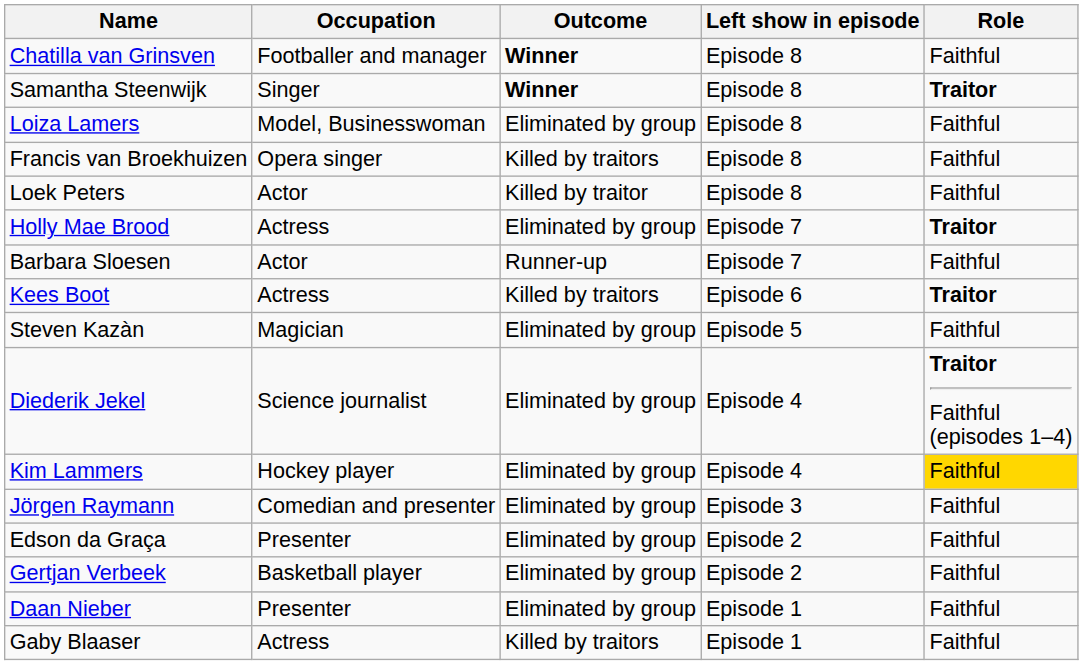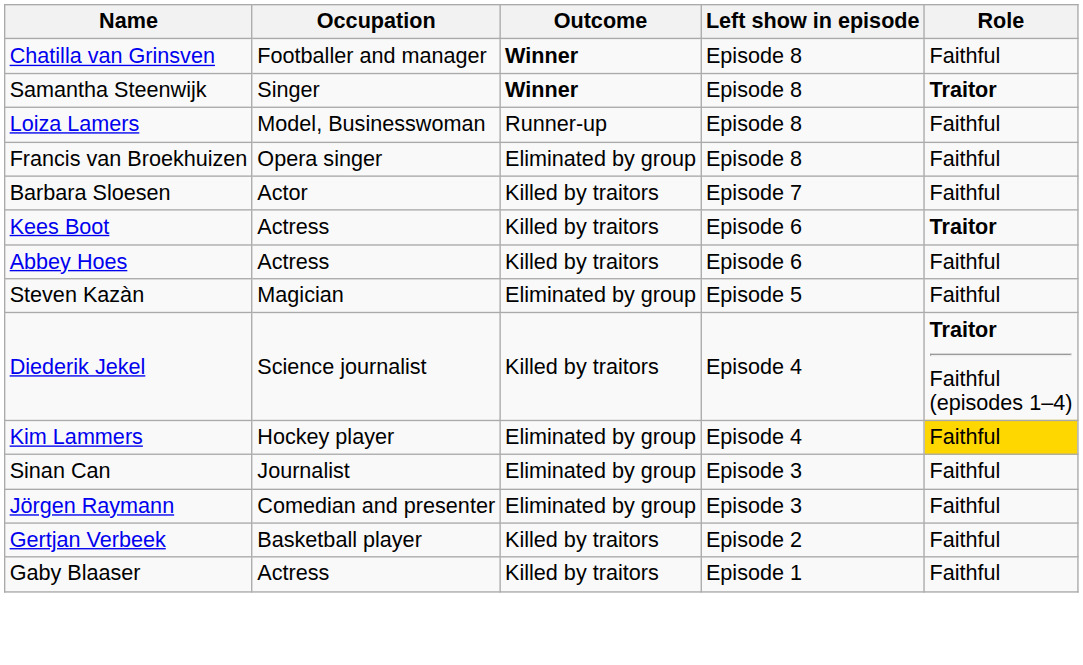(600, 124) Eliminated by group -> (556, 124) Runner-up
(582, 158) Killed by traitors -> (600, 158) Eliminated by group
- row: (67, 192)
- row: (89, 227)
(556, 261) Runner-up -> (582, 192) Killed by traitors
+ row: (68, 261)
(600, 400) Eliminated by group -> (582, 366) Killed by traitors
+ row: (60, 471)
- row: (88, 539)
(600, 574) Eliminated by group -> (582, 539) Killed by traitors
- row: (70, 608)
